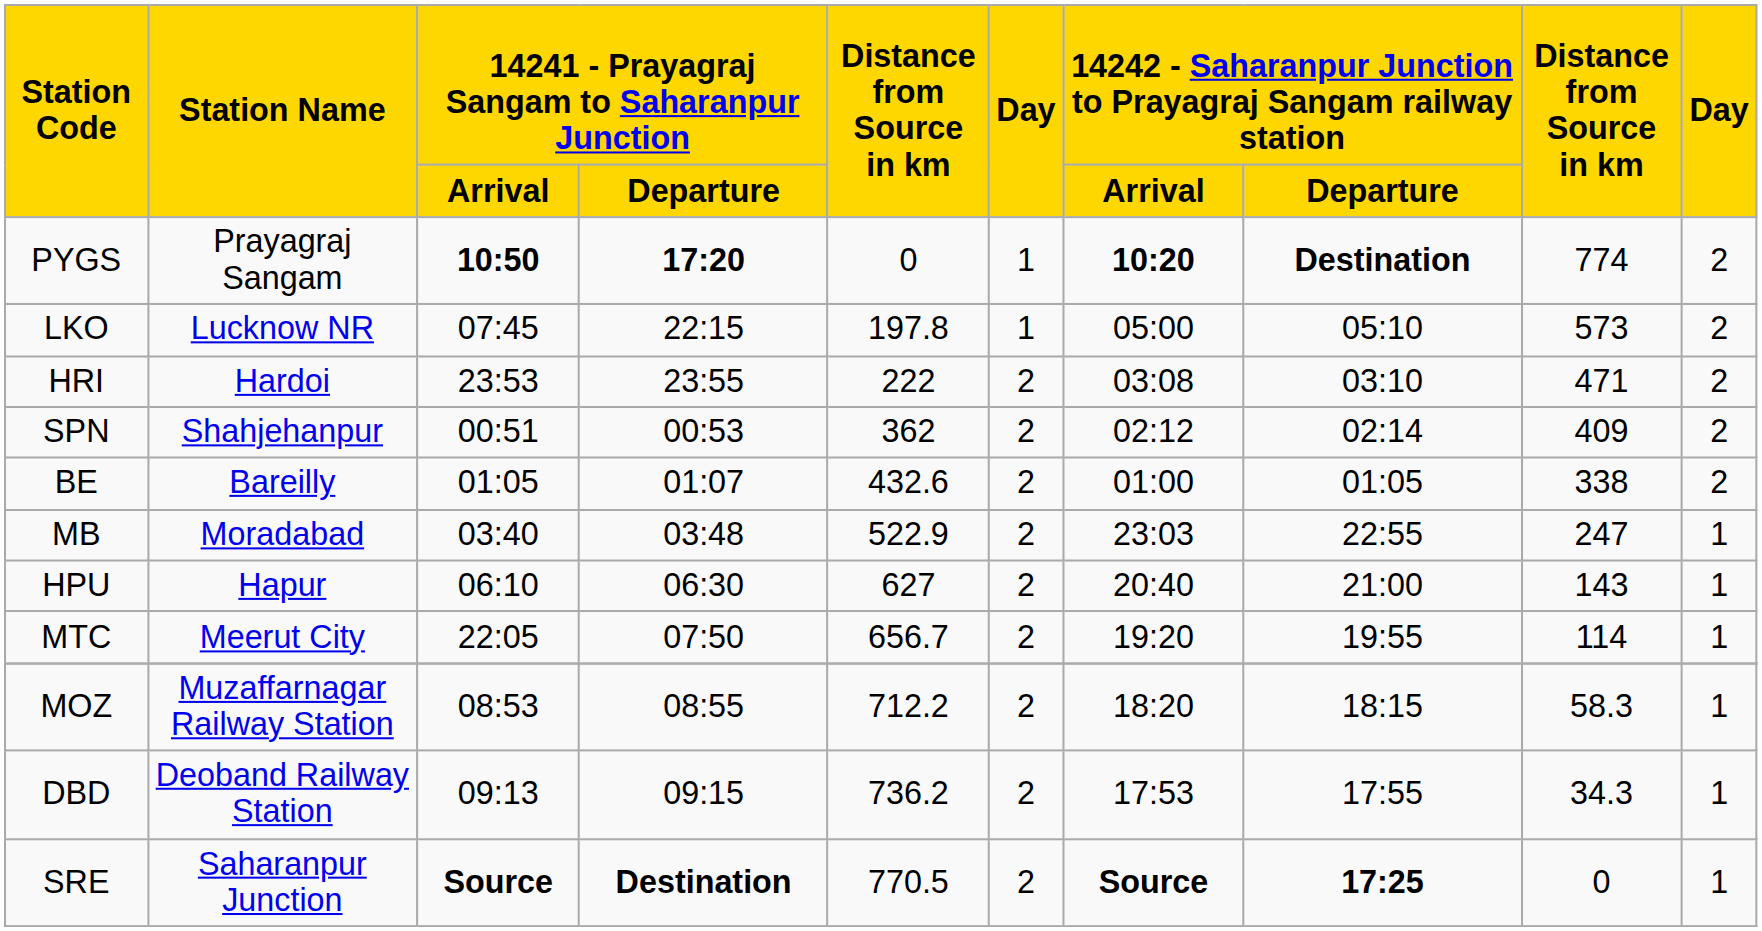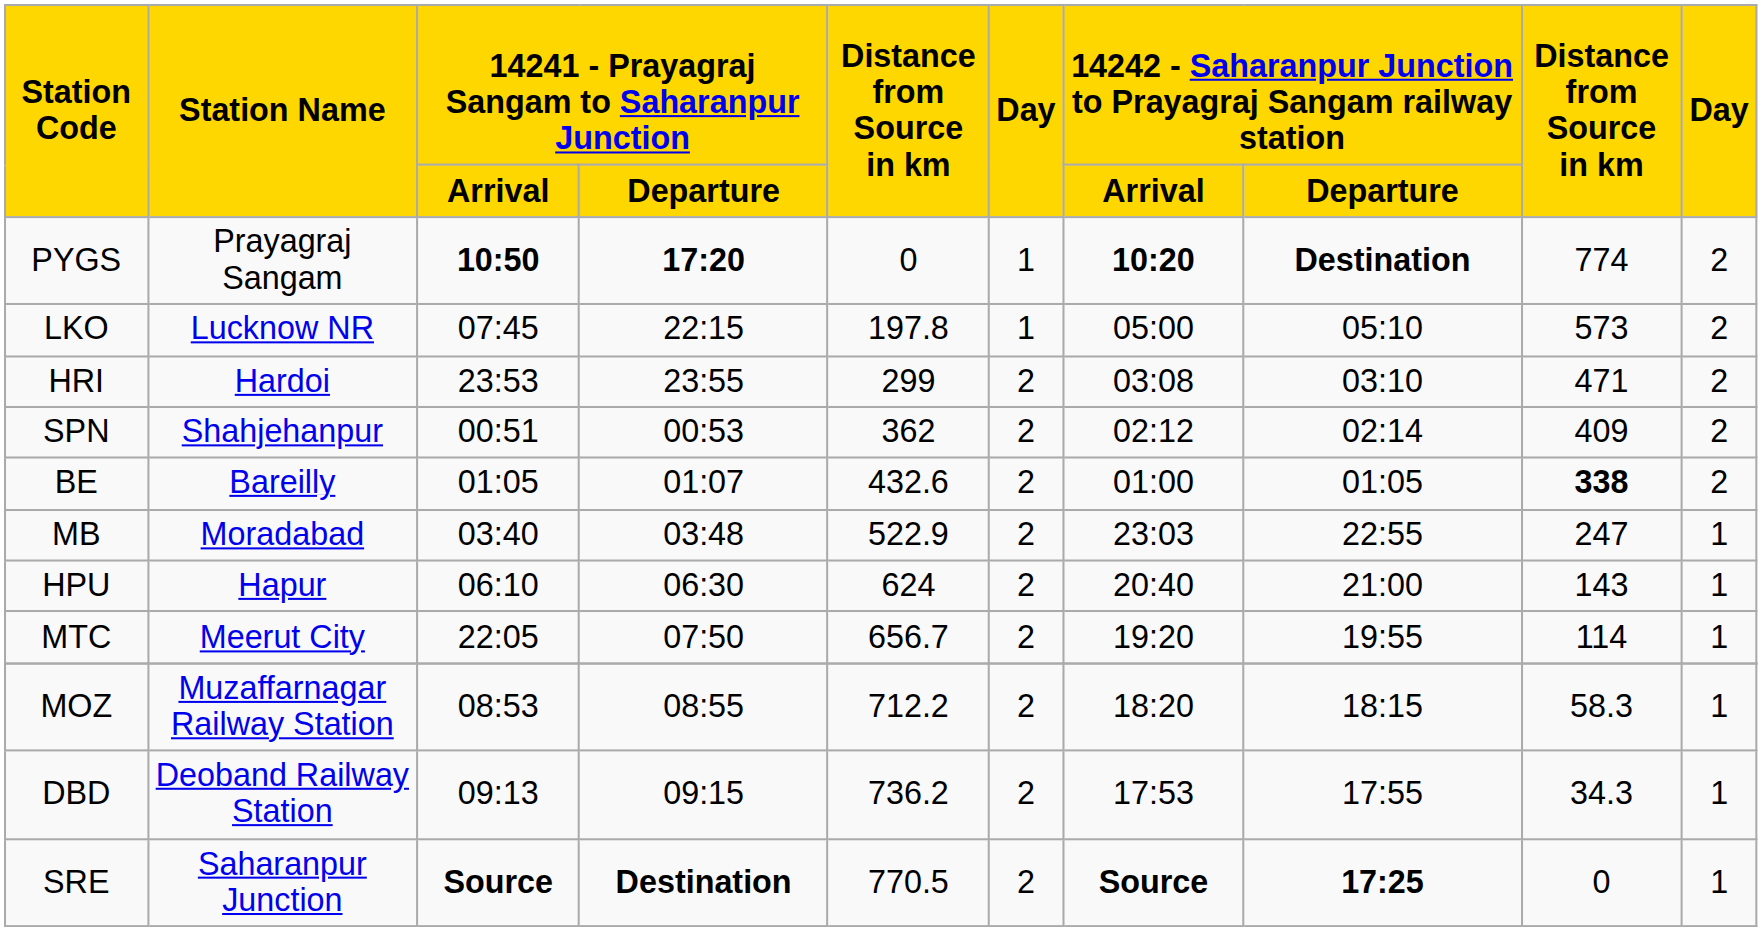(908, 380) 222 -> (908, 380) 299
(1602, 483) normal -> (1602, 483) bold
(908, 585) 627 -> (908, 585) 624
